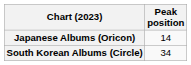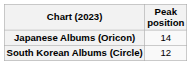(166, 53) 34 -> (166, 53) 12
